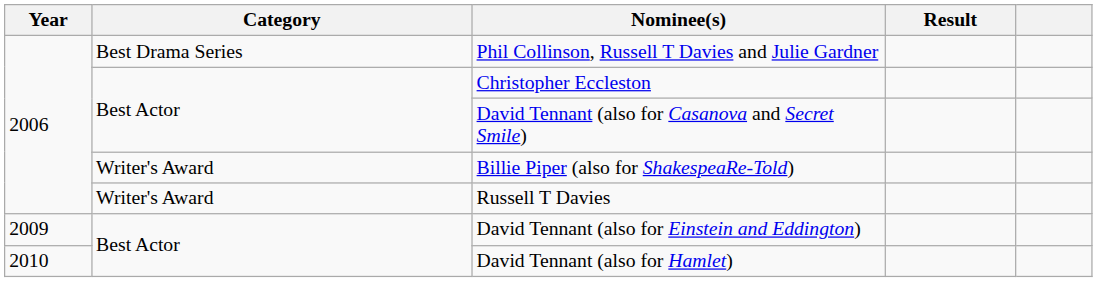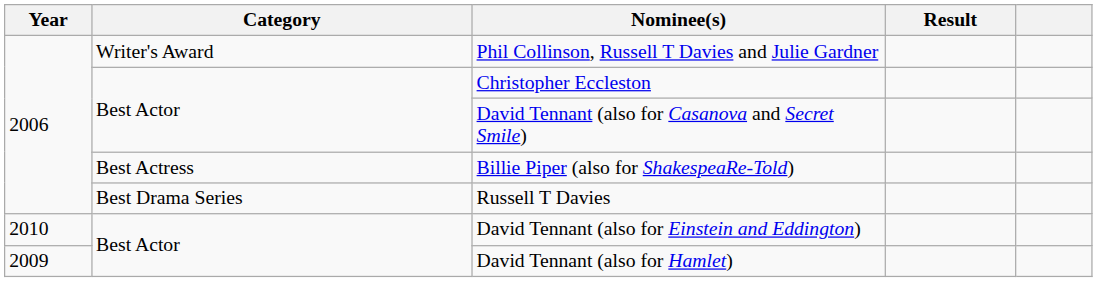(169, 51) Best Drama Series -> (155, 51) Writer's Award
(155, 167) Writer's Award -> (145, 167) Best Actress
(155, 198) Writer's Award -> (169, 198) Best Drama Series
(29, 229) 2009 -> (29, 229) 2010
(29, 260) 2010 -> (29, 260) 2009
